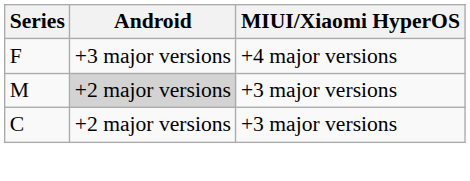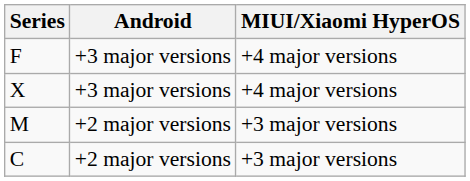+ row: (17, 90)
(153, 90) lightgrey background -> (153, 124) no background
